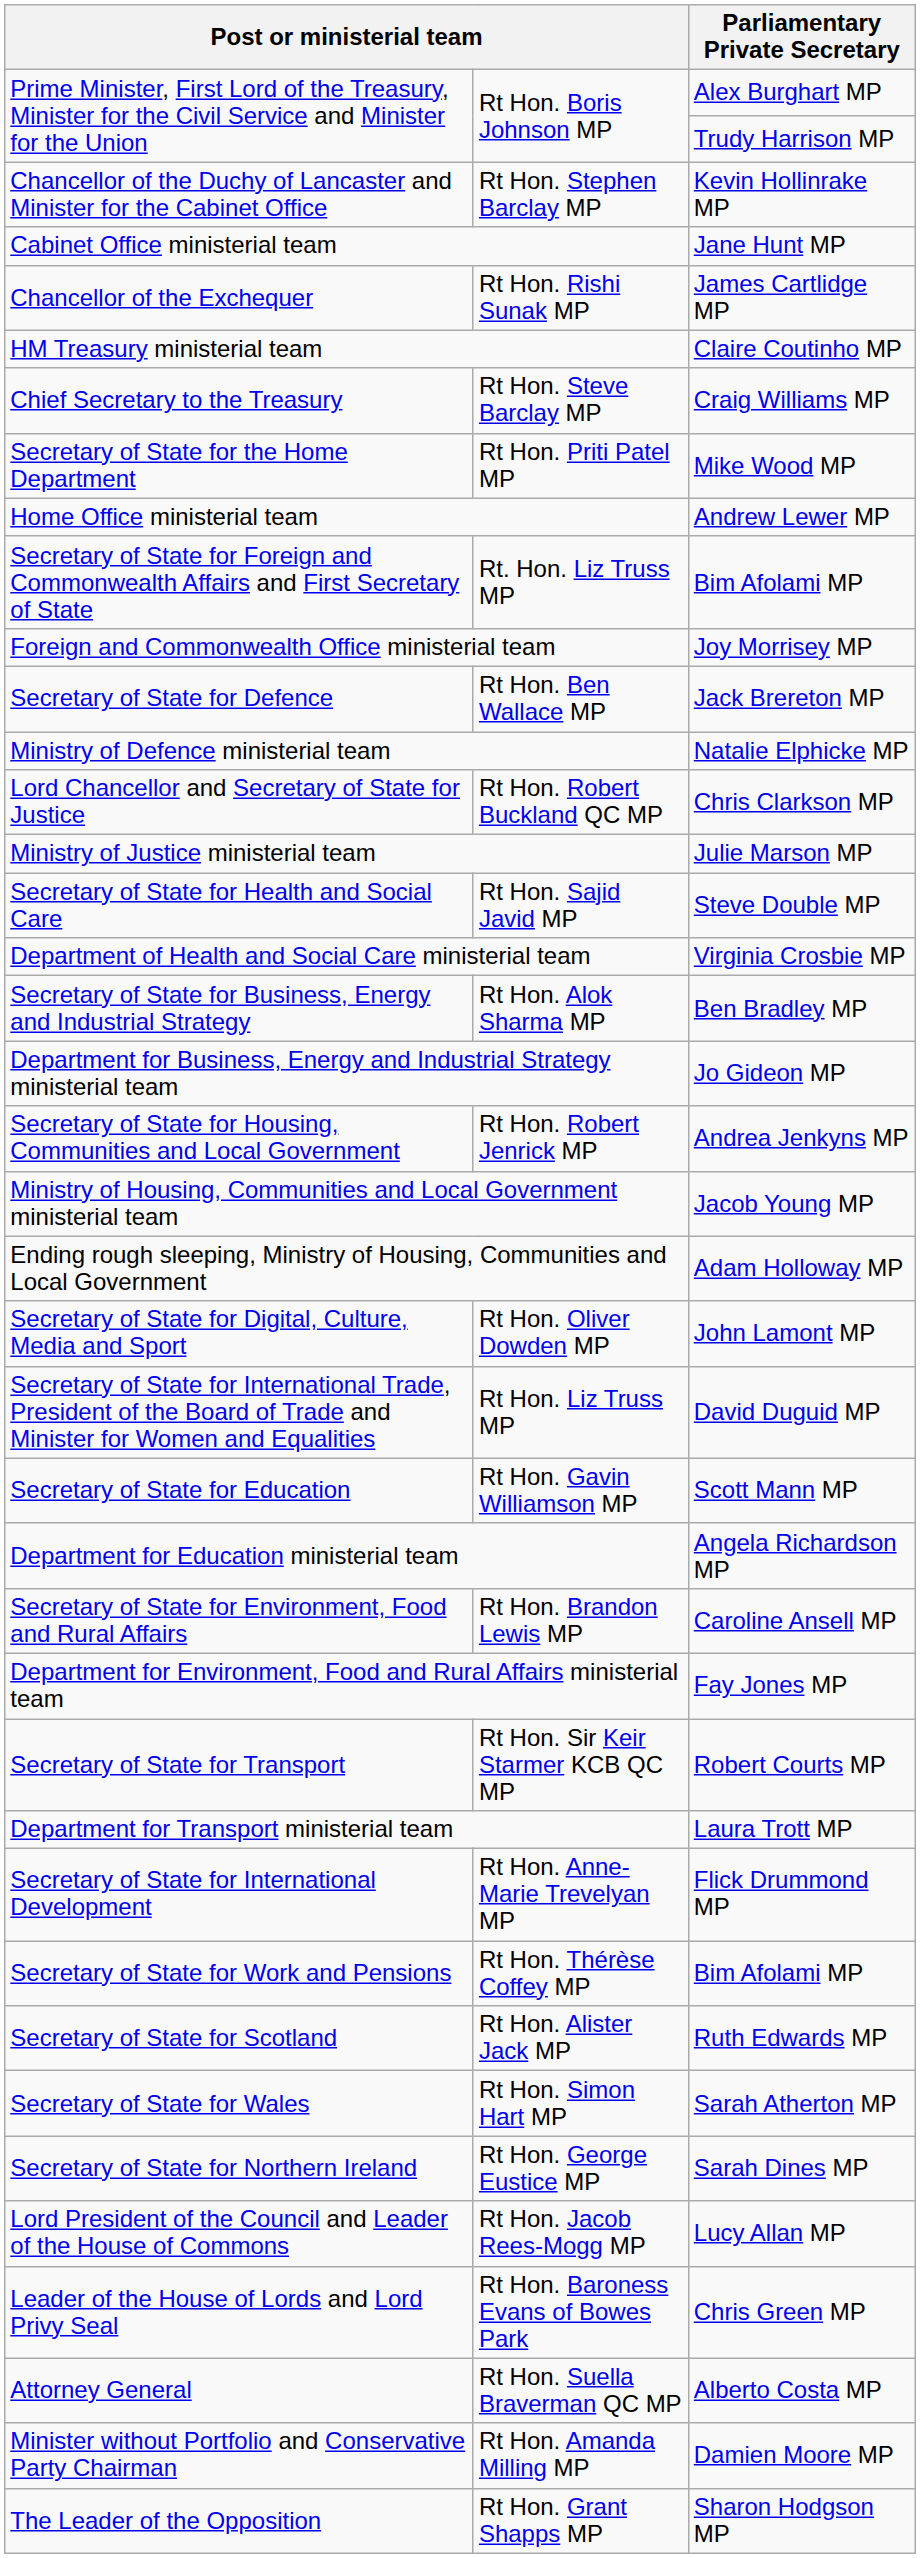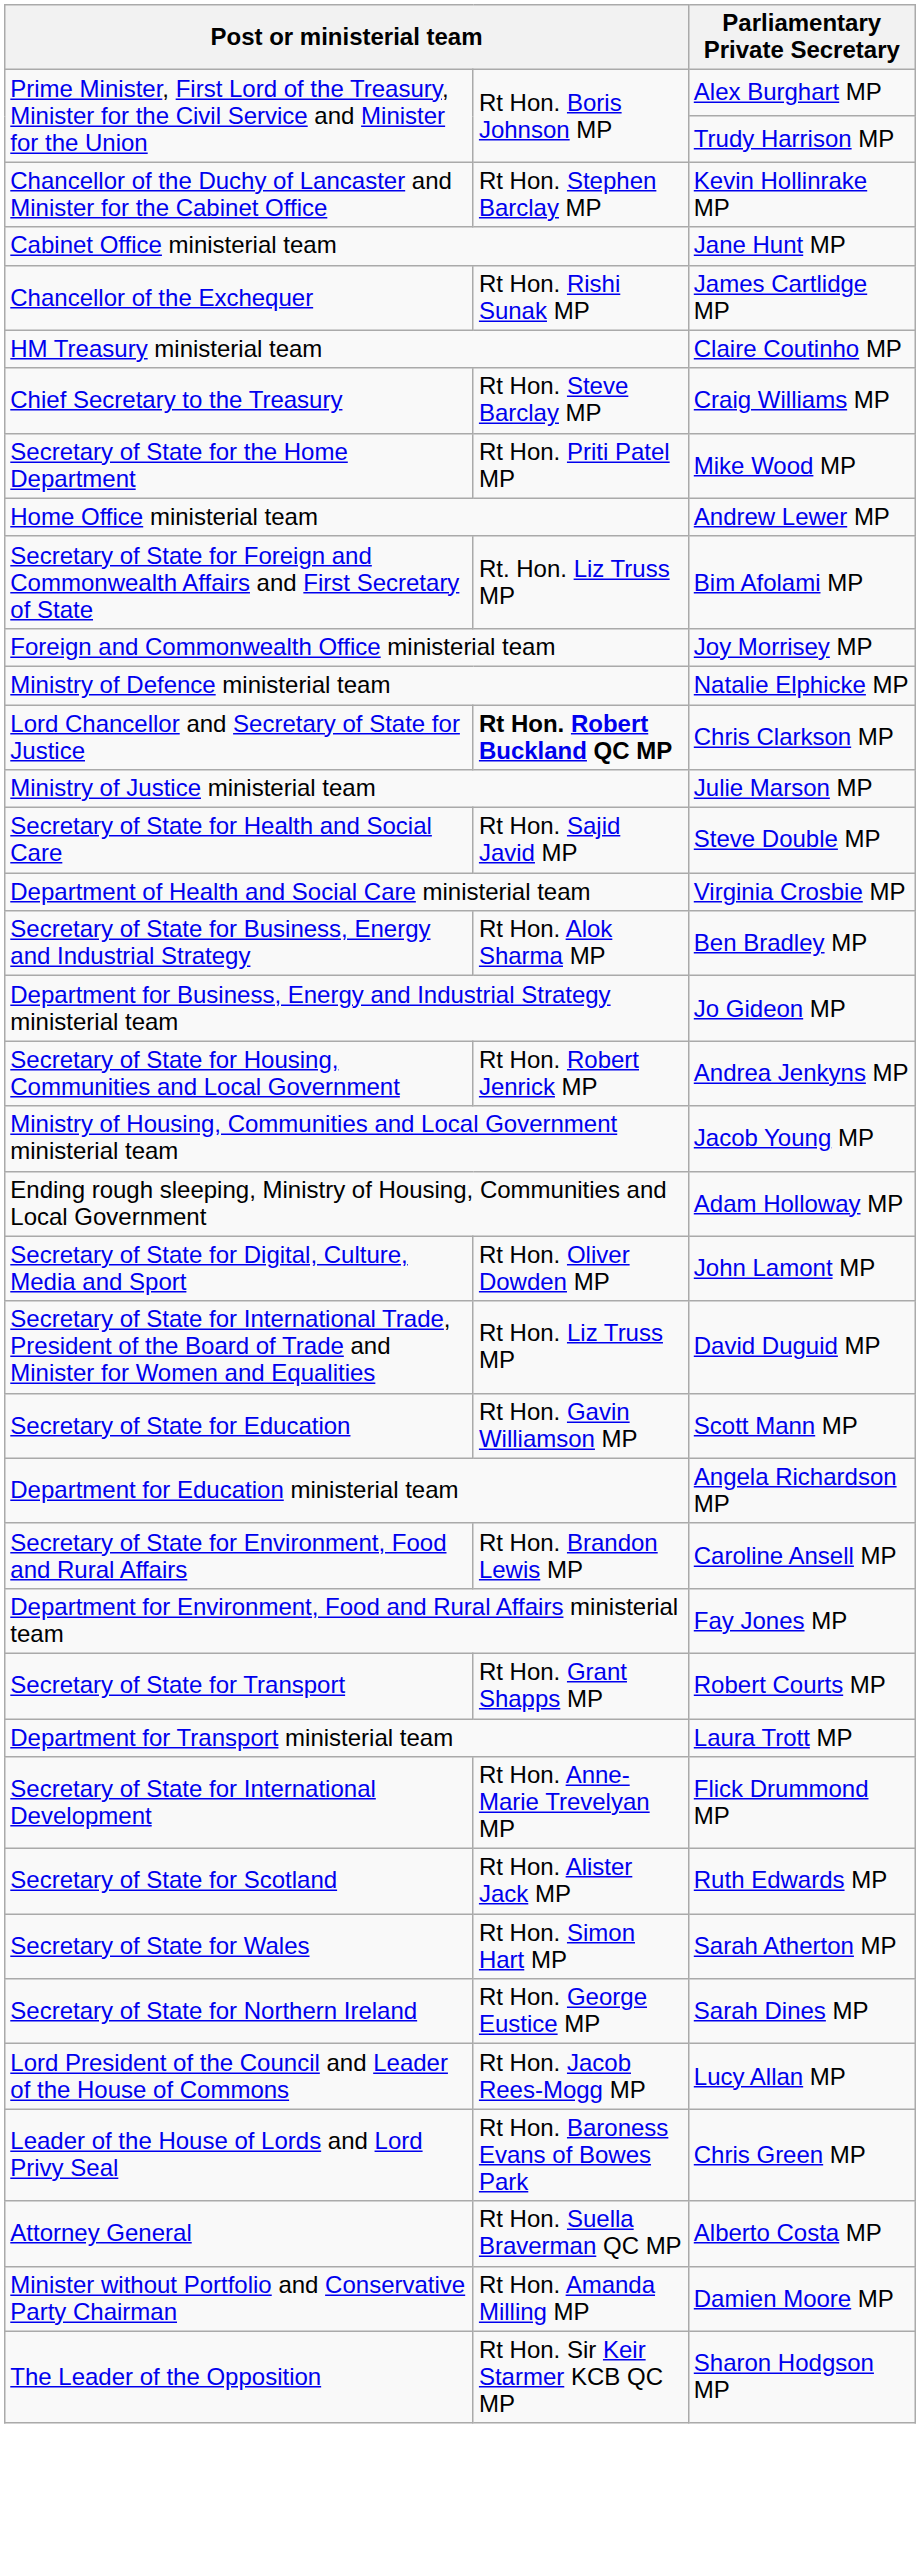- row: (172, 698)
(571, 801) normal -> (576, 736) bold
(571, 1764) Rt Hon. Sir Keir Starmer KCB QC MP -> (553, 1685) Rt Hon. Grant Shapps MP
- row: (231, 1972)
(553, 2520) Rt Hon. Grant Shapps MP -> (571, 2376) Rt Hon. Sir Keir Starmer KCB QC MP
